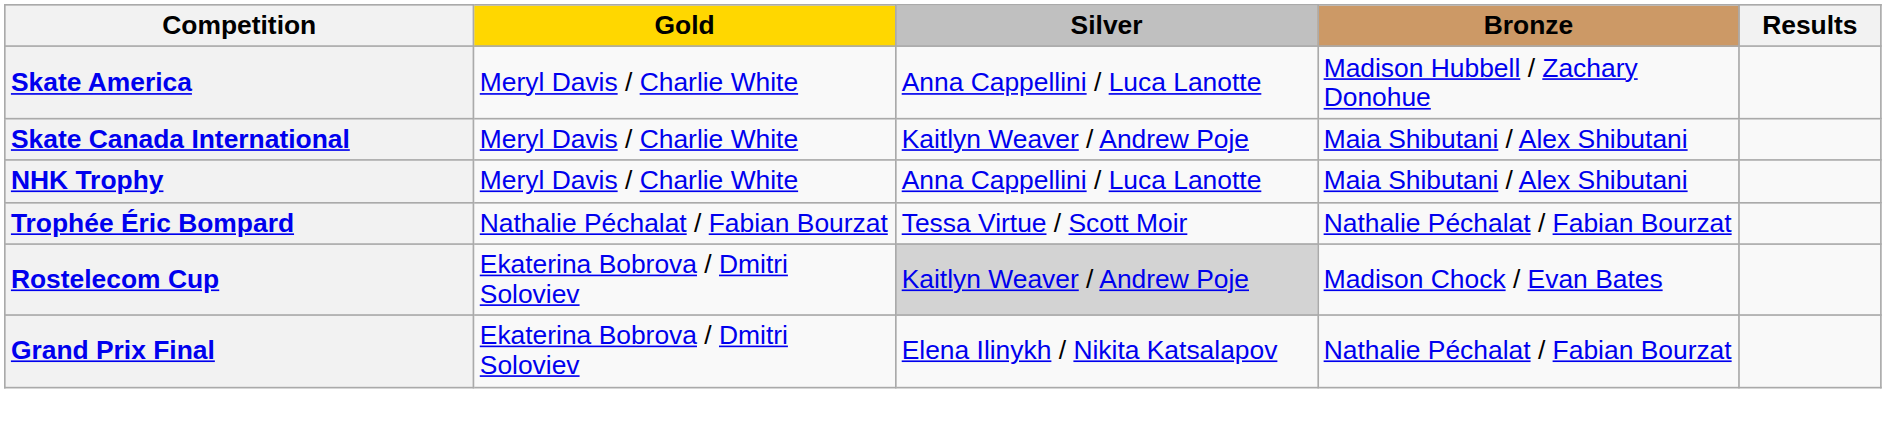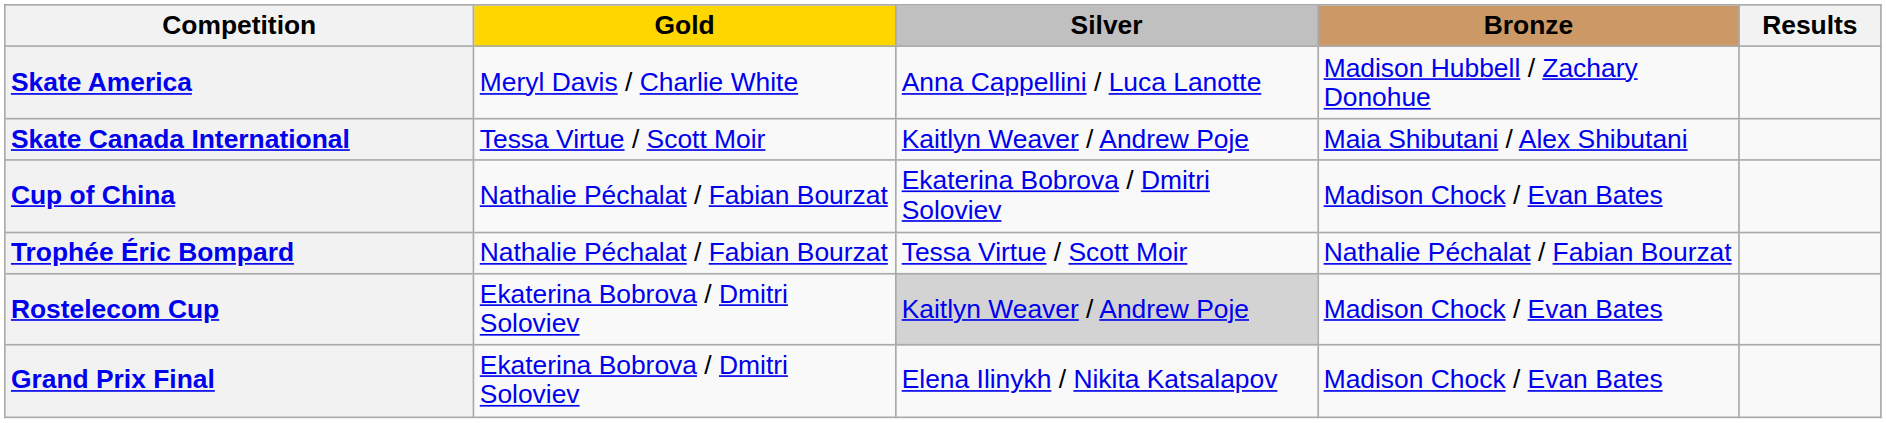(639, 138) Meryl Davis / Charlie White -> (623, 138) Tessa Virtue / Scott Moir
+ row: (93, 195)
- row: (87, 180)
(1528, 350) Nathalie Péchalat / Fabian Bourzat -> (1493, 380) Madison Chock / Evan Bates
